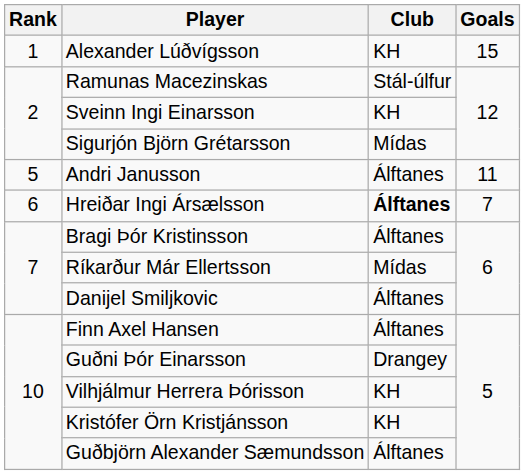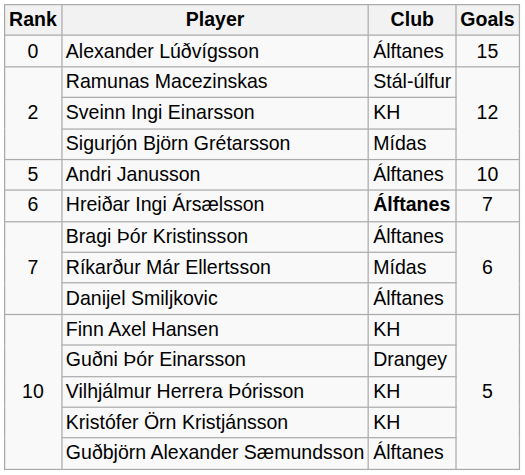(33, 50) 1 -> (33, 50) 0
(387, 50) KH -> (409, 50) Álftanes
(487, 174) 11 -> (487, 174) 10
(409, 329) Álftanes -> (387, 329) KH
